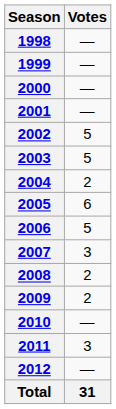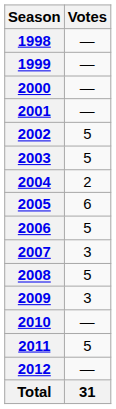(87, 275) 2 -> (87, 275) 5
(87, 298) 2 -> (87, 298) 3
(87, 345) 3 -> (87, 345) 5
